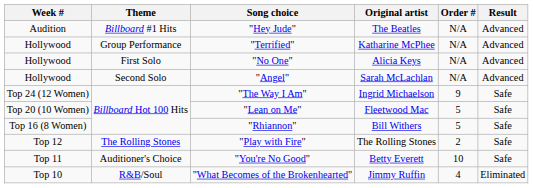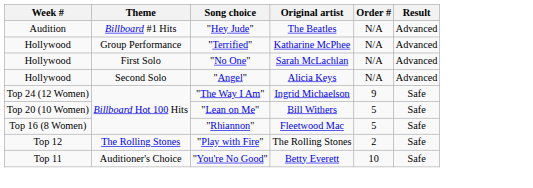(397, 61) Alicia Keys -> (312, 61) Sarah McLachlan
(397, 77) Sarah McLachlan -> (312, 77) Alicia Keys
(397, 110) Fleetwood Mac -> (312, 110) Bill Withers
(397, 126) Bill Withers -> (312, 126) Fleetwood Mac
- row: (272, 175)
